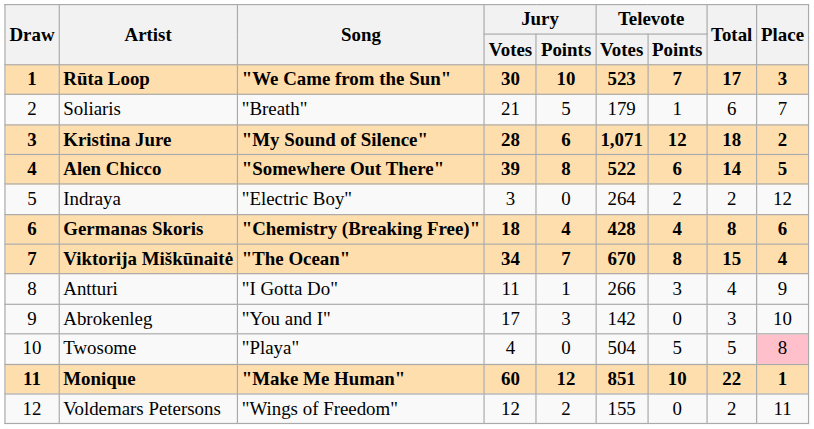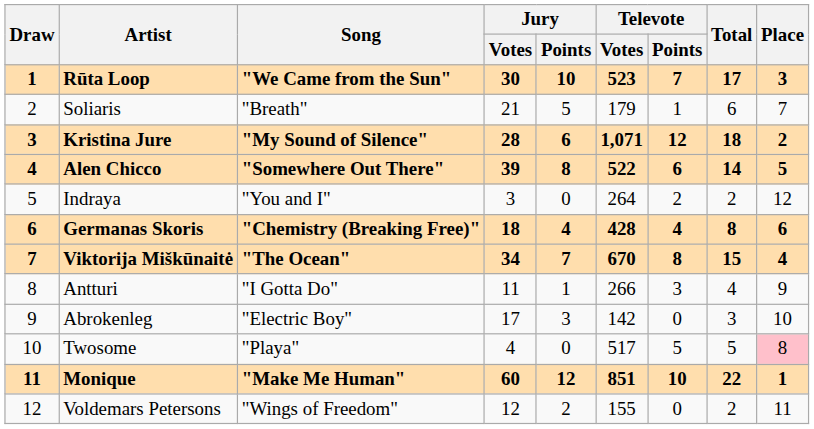(297, 199) "Electric Boy" -> (286, 199) "You and I"
(286, 318) "You and I" -> (297, 318) "Electric Boy"
(622, 348) 504 -> (622, 348) 517
